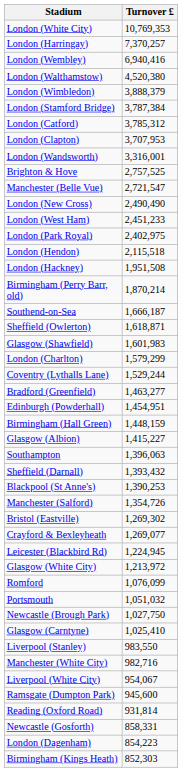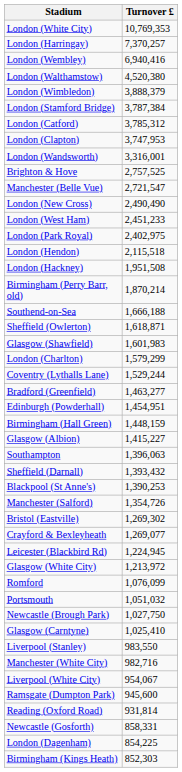(145, 140) 3,707,953 -> (145, 140) 3,747,953
(145, 311) 1,666,187 -> (145, 311) 1,666,188
(141, 743) 854,223 -> (141, 743) 854,225
